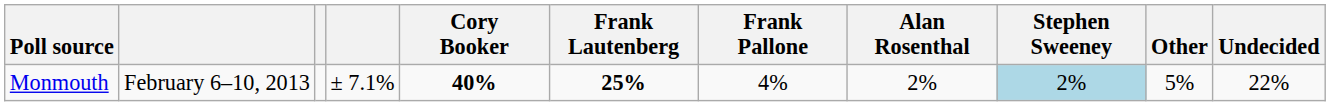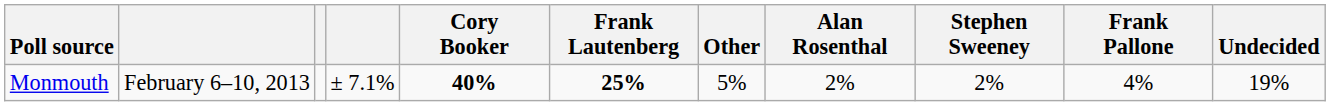columns swapped: (773, 34) <-> (1180, 47)
(1071, 82) lightblue background -> (989, 82) no background
(1269, 82) 22% -> (1269, 82) 19%
